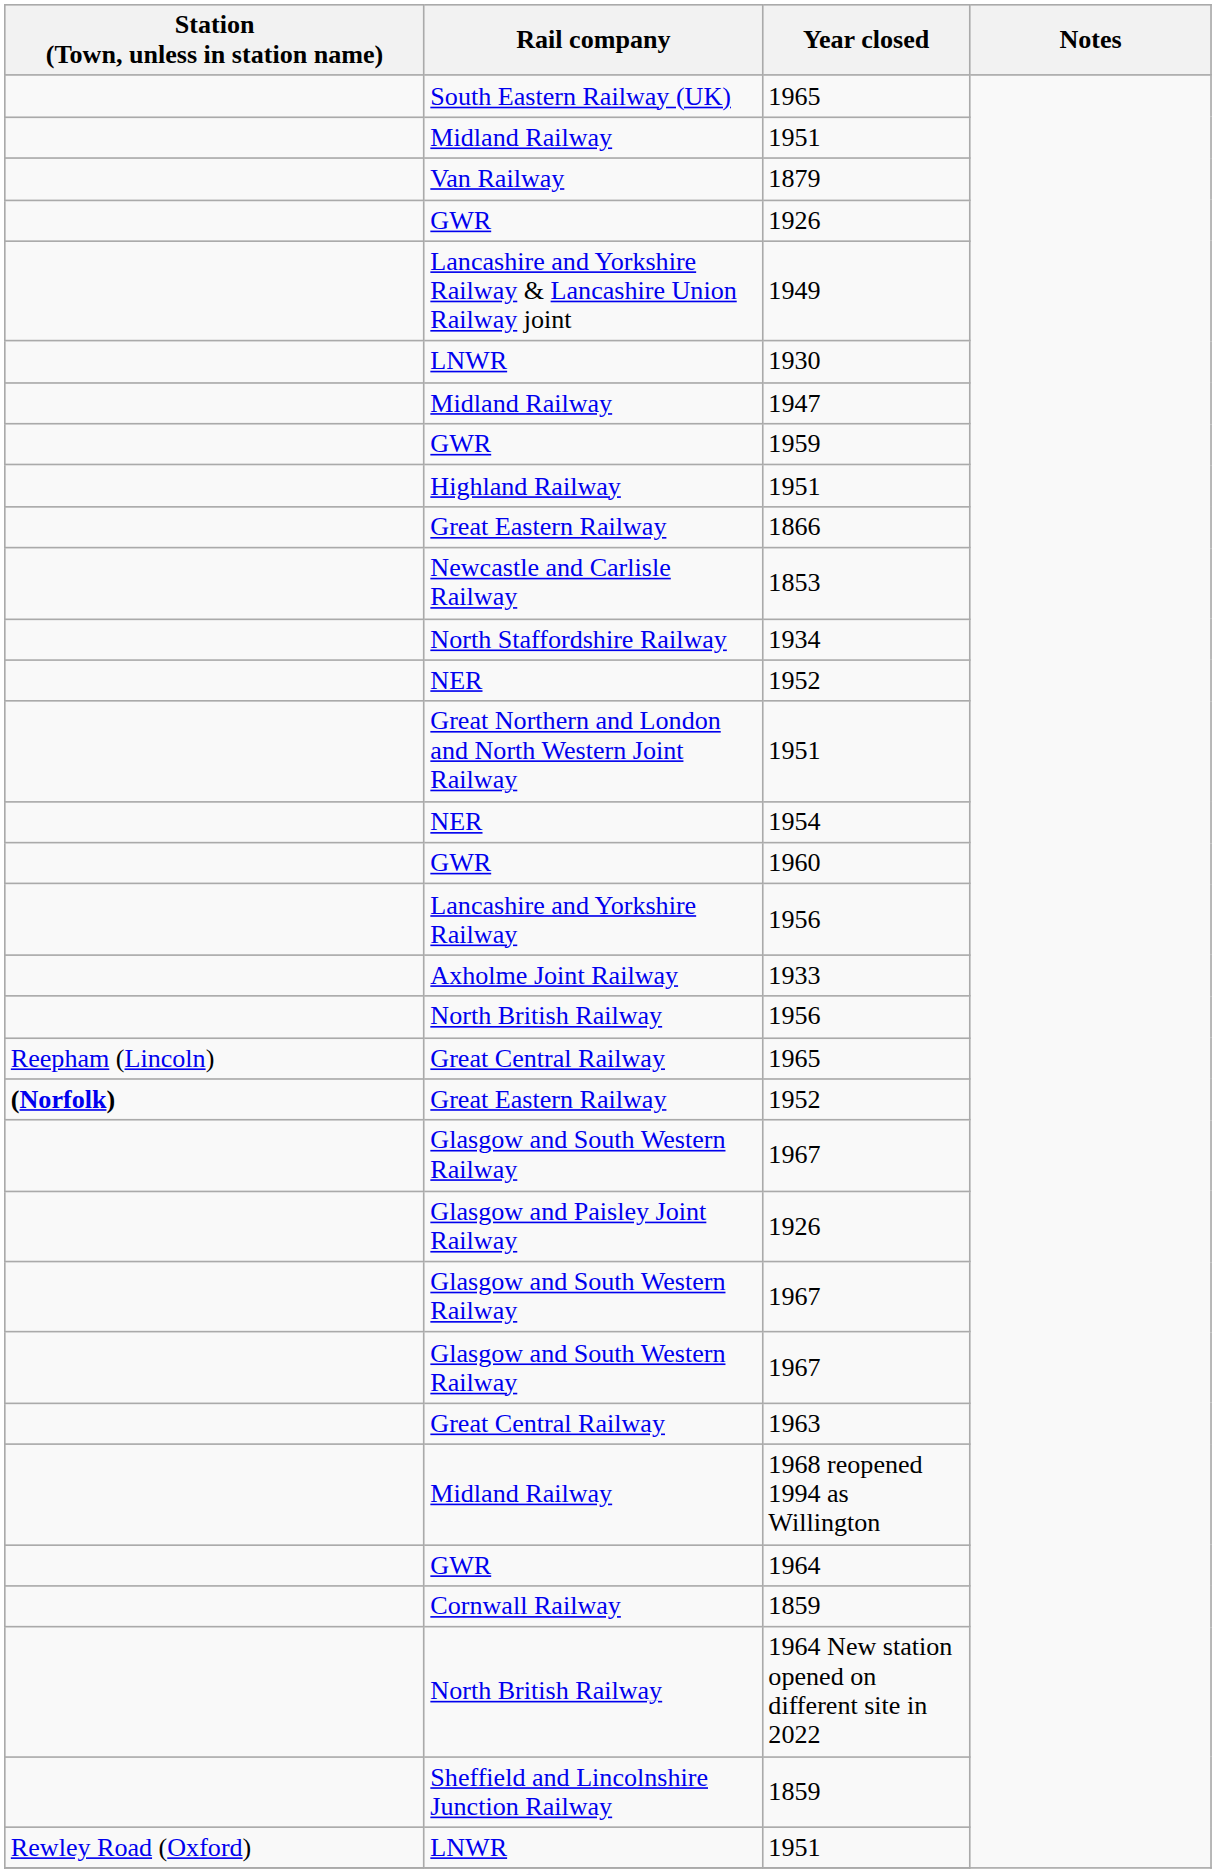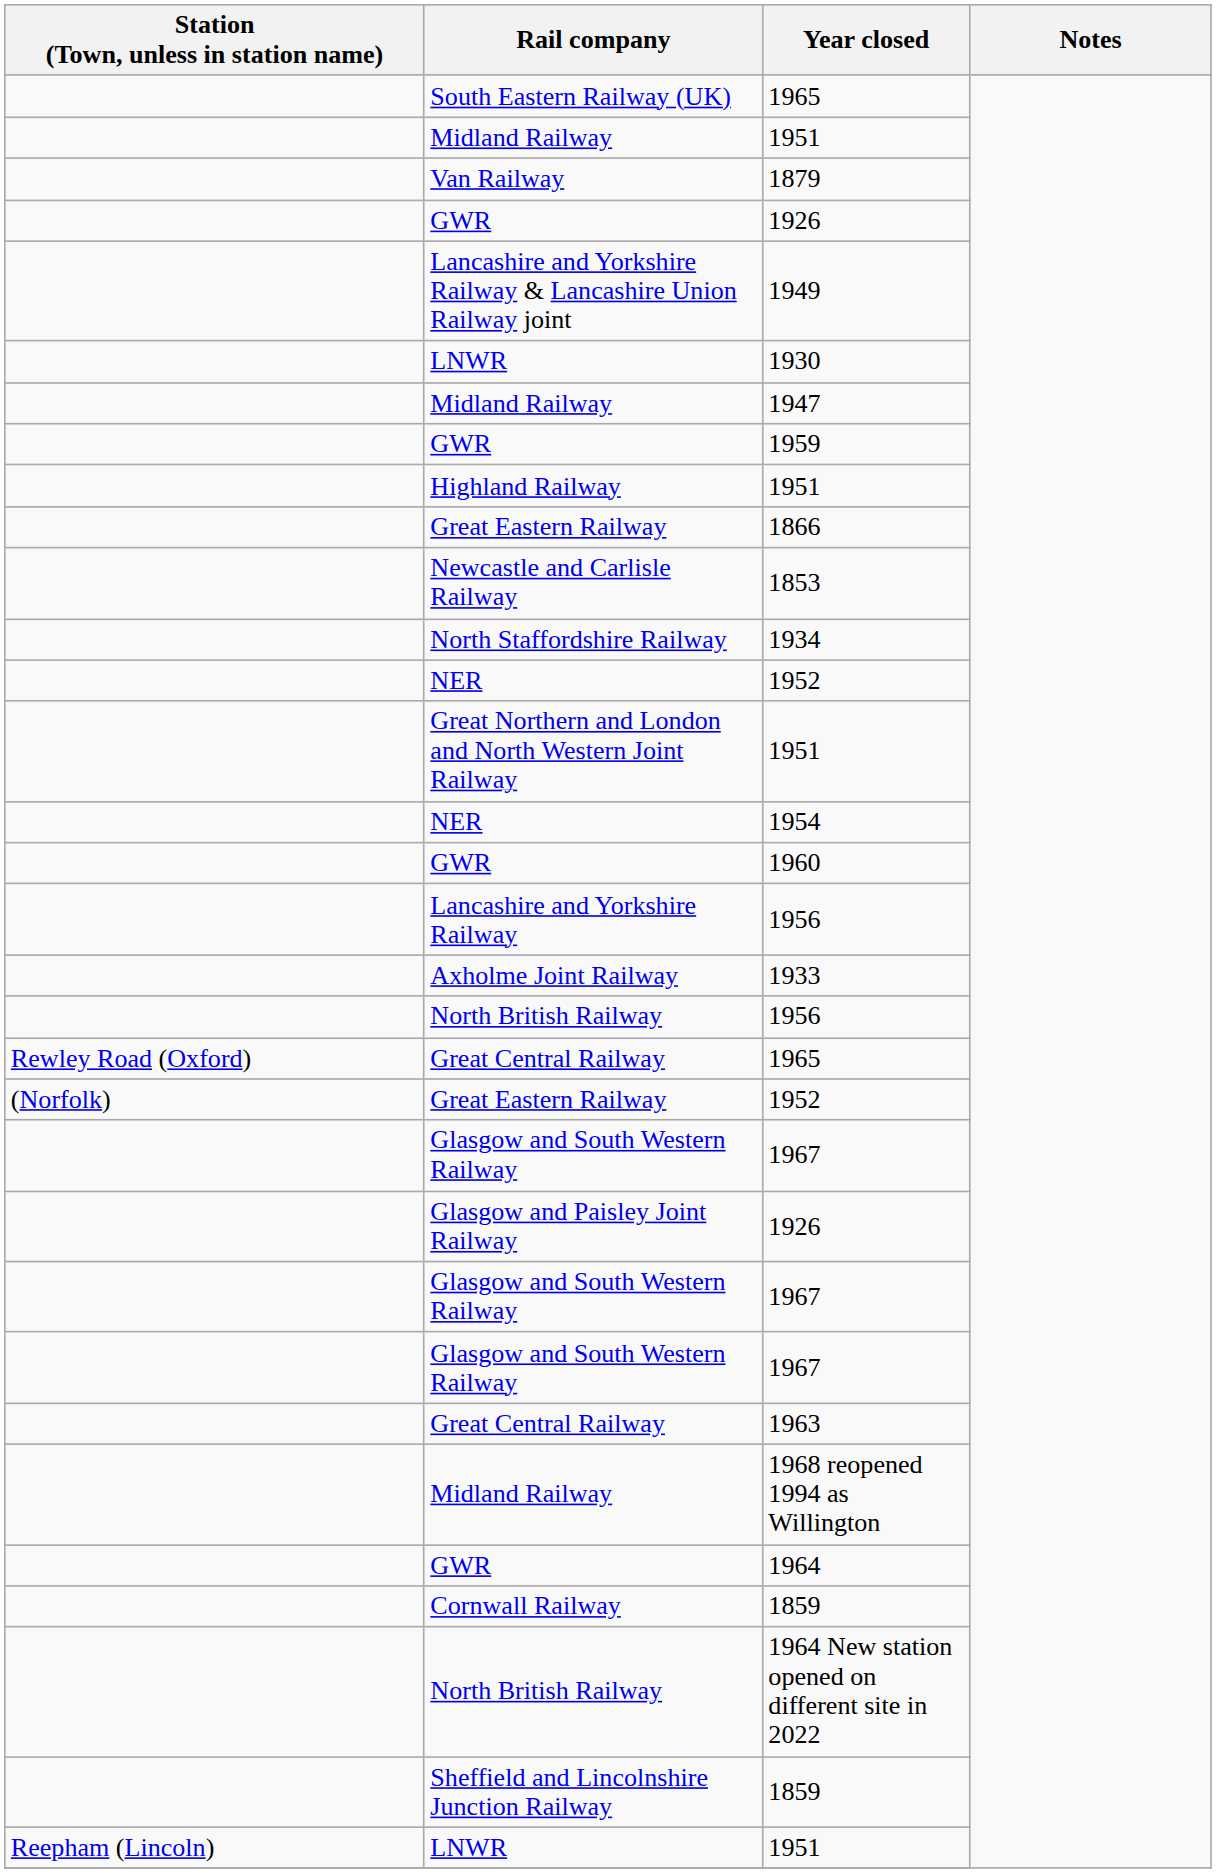(113, 1057) Reepham (Lincoln) -> (131, 1057) Rewley Road (Oxford)
(63, 1099) bold -> (61, 1099) normal
(131, 1847) Rewley Road (Oxford) -> (113, 1847) Reepham (Lincoln)
